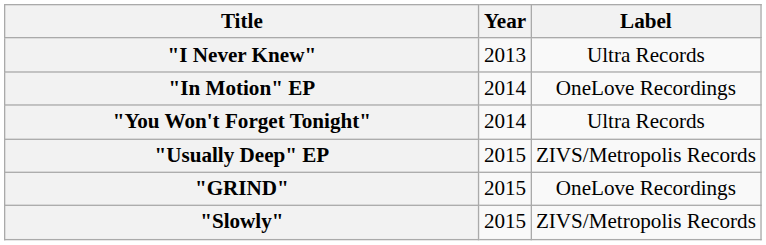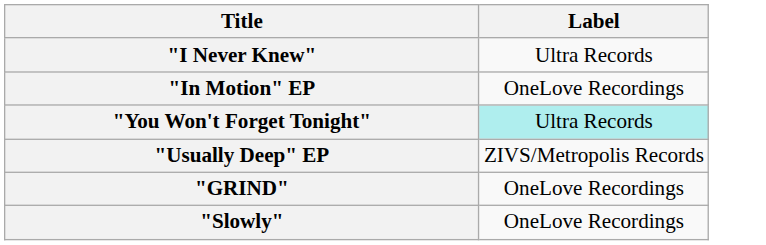- column: (505, 21)
(646, 121) no background -> (594, 121) paleturquoise background
(646, 222) ZIVS/Metropolis Records -> (594, 222) OneLove Recordings
